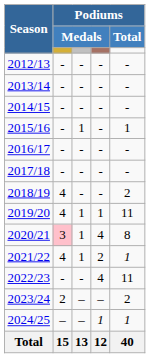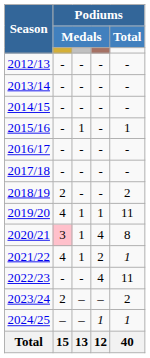(62, 192) 4 -> (62, 192) 2
